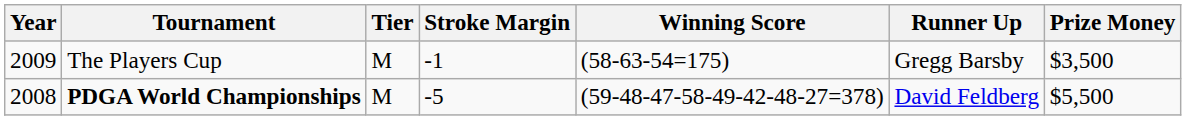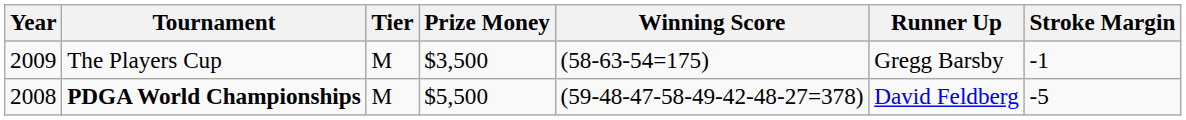columns swapped: (497, 22) <-> (1113, 22)
